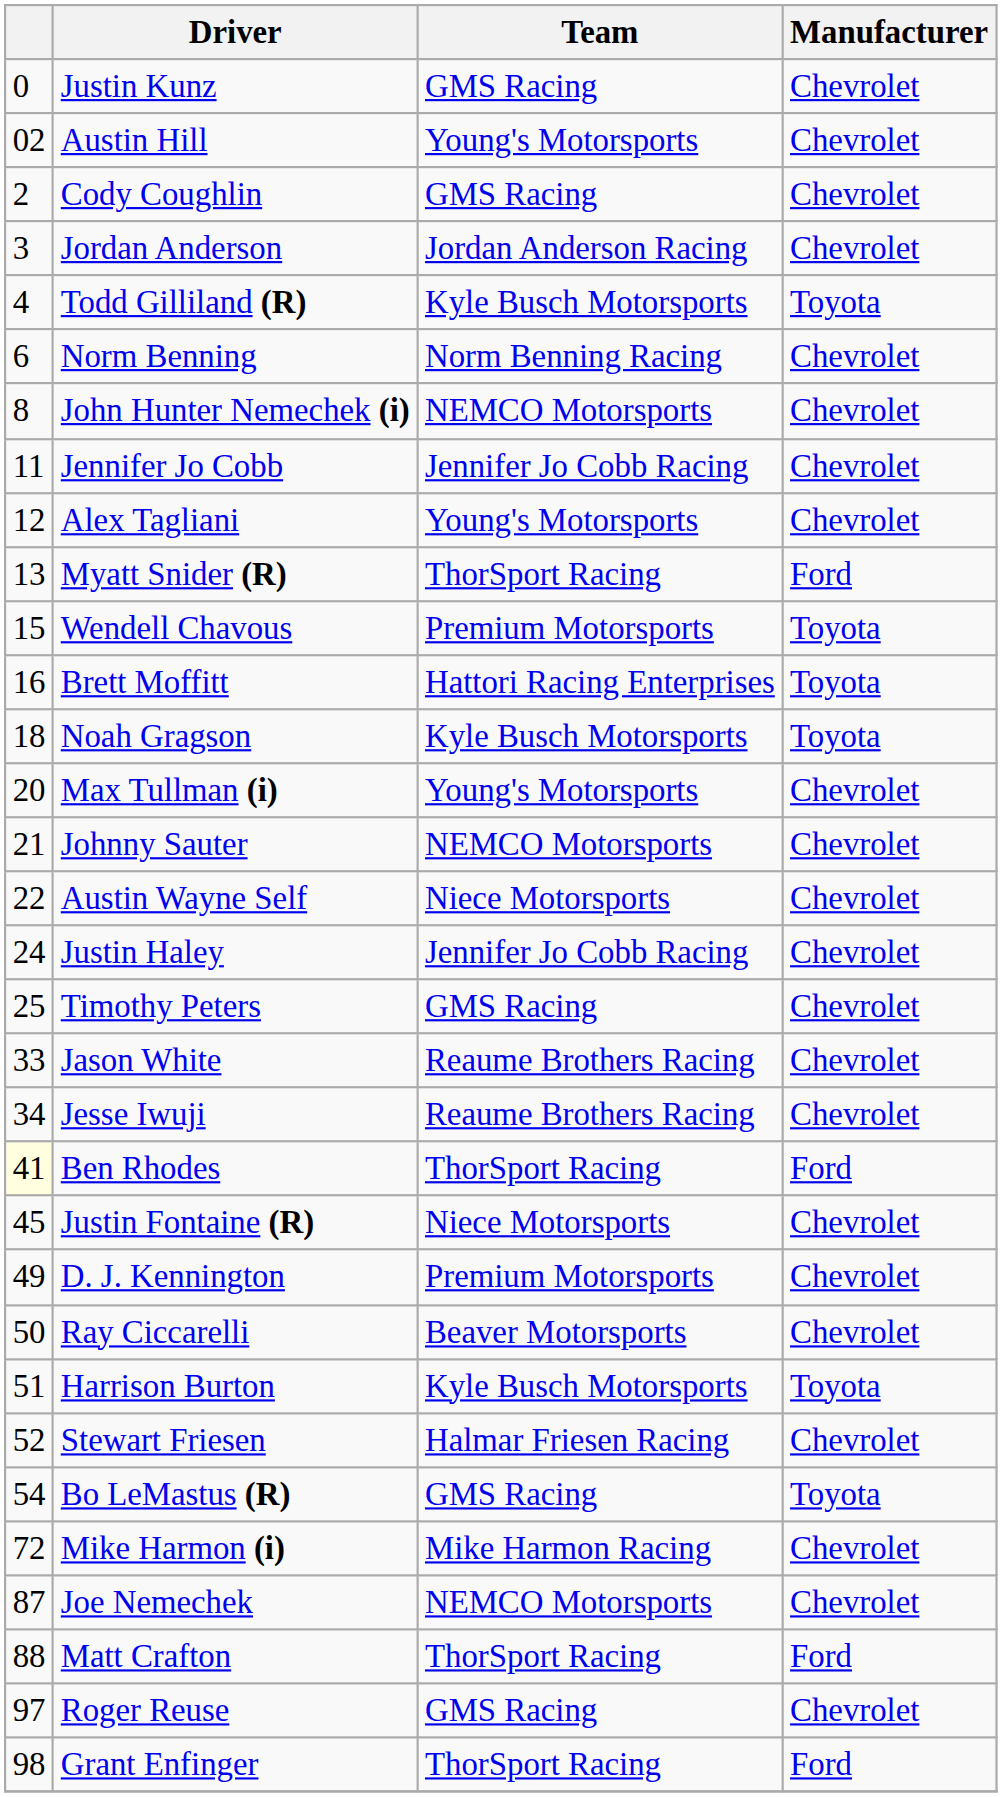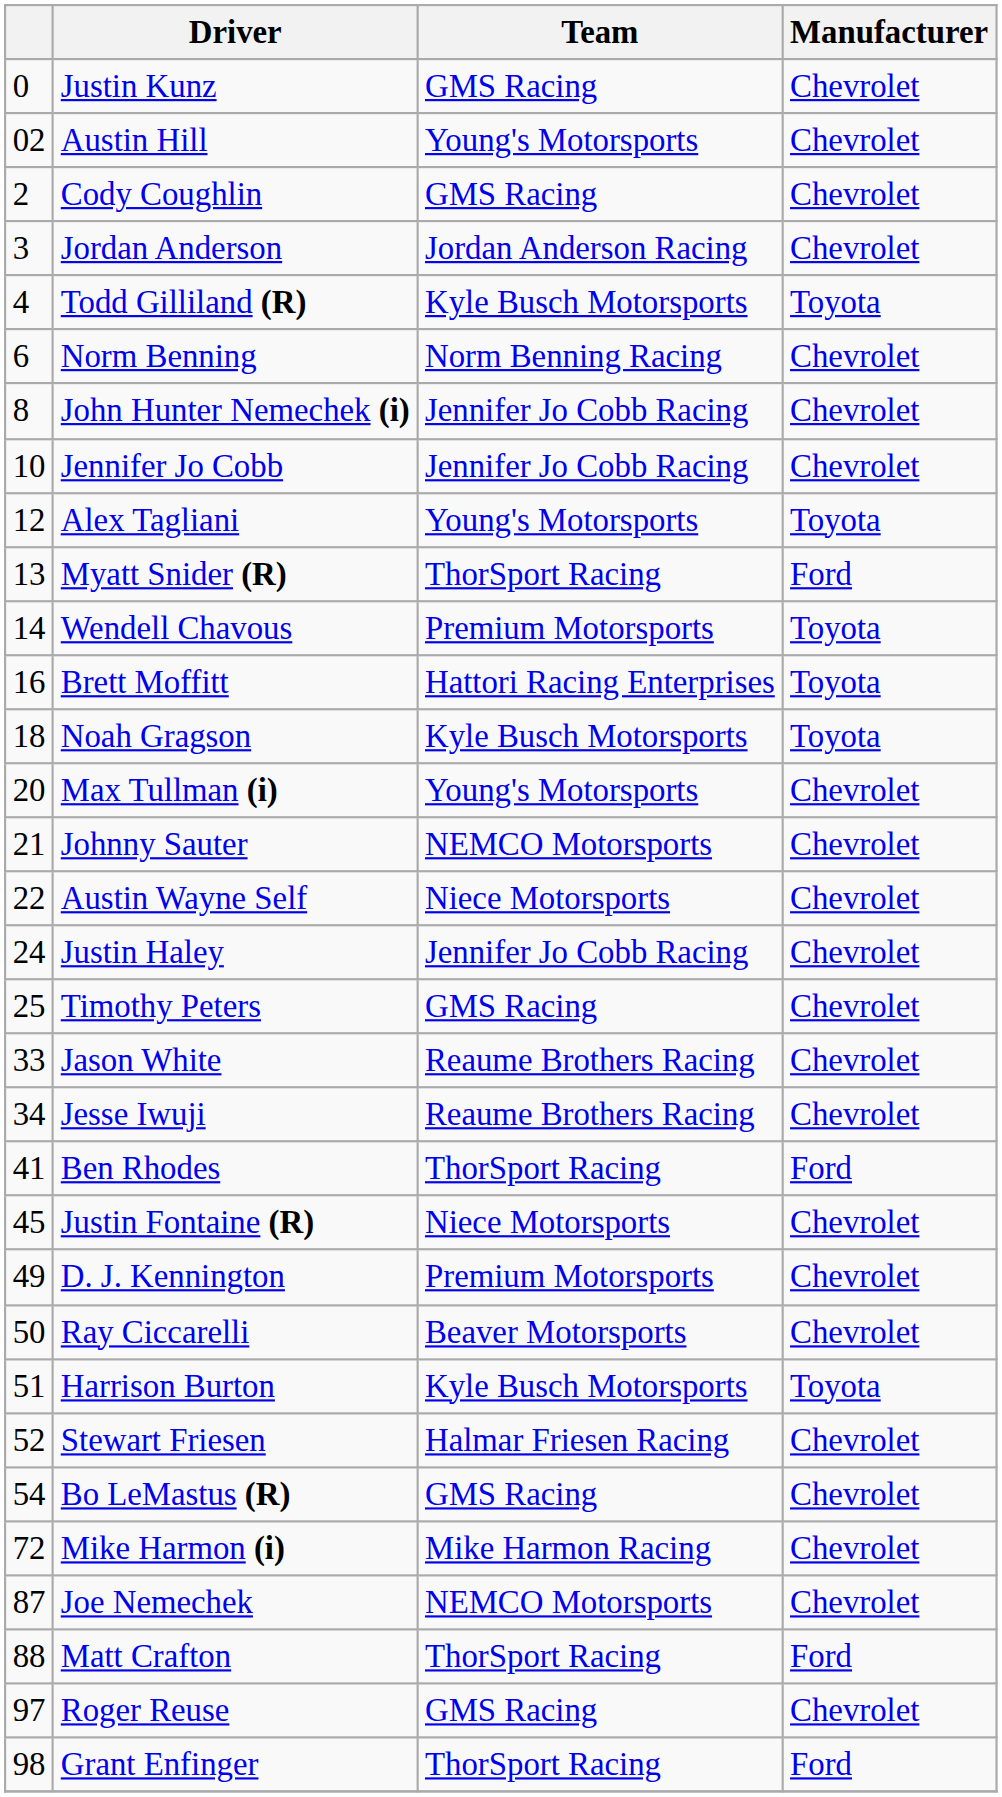(569, 410) NEMCO Motorsports -> (587, 410) Jennifer Jo Cobb Racing
(29, 464) 11 -> (29, 464) 10
(855, 518) Chevrolet -> (835, 518) Toyota
(29, 627) 15 -> (29, 627) 14
(29, 1168) lightyellow background -> (29, 1168) no background
(835, 1493) Toyota -> (855, 1493) Chevrolet
